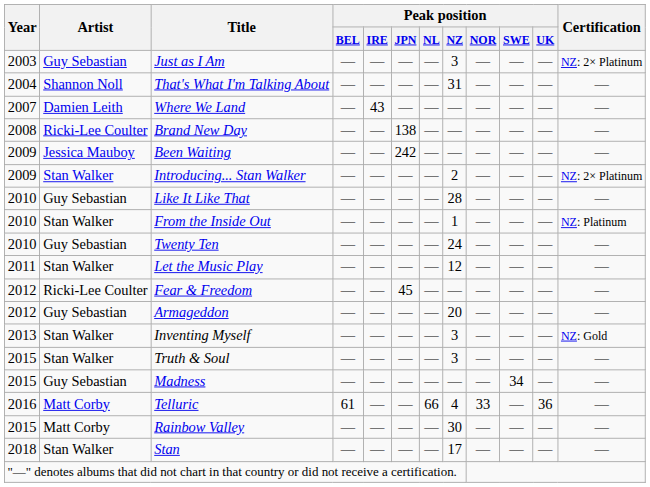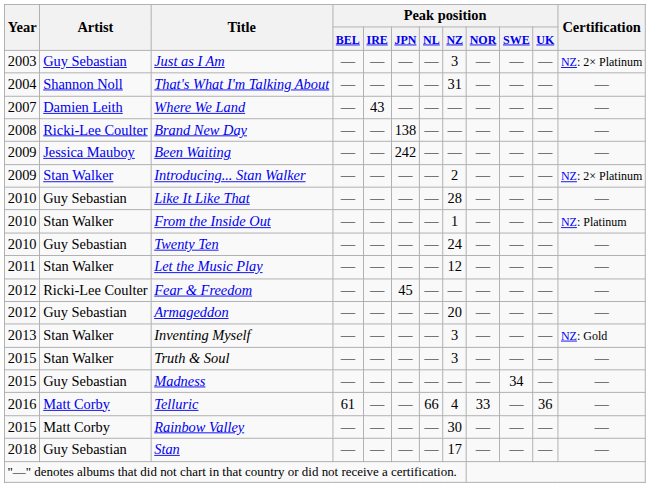(78, 449) Stan Walker -> (85, 449) Guy Sebastian
